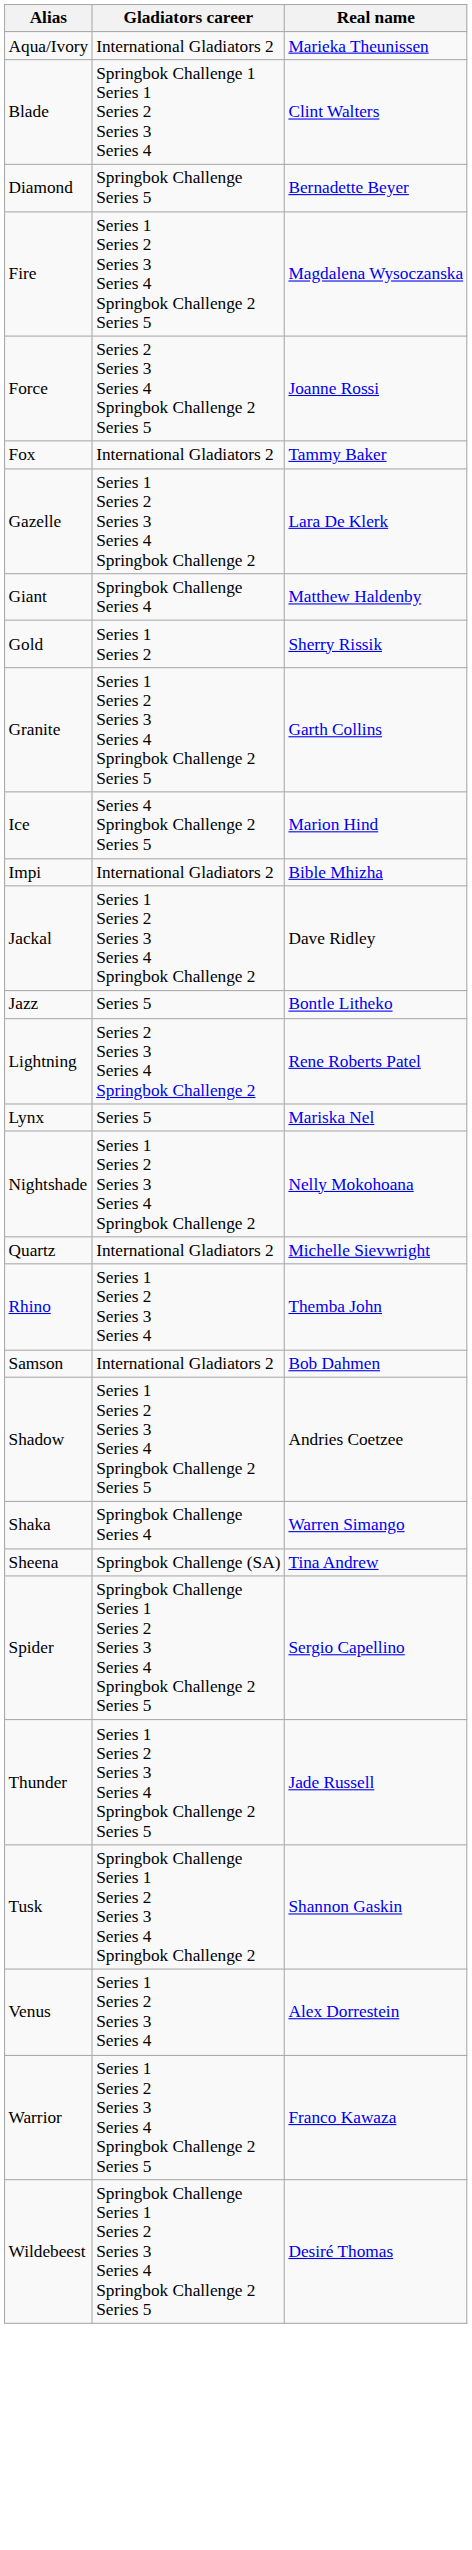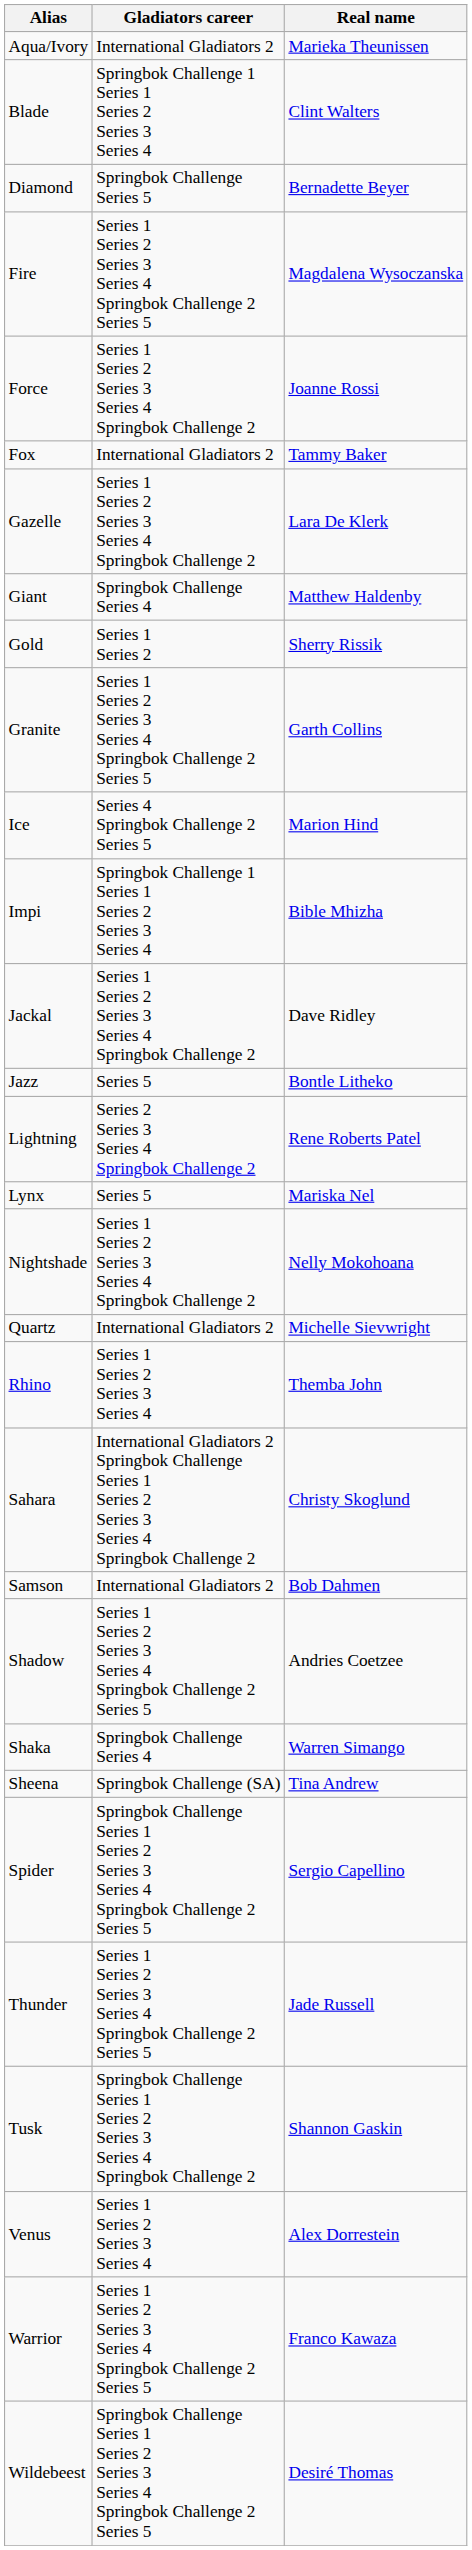(176, 388) Series 2 Series 3 Series 4 Springbok Challenge 2 Series 5 -> (176, 388) Series 1 Series 2 Series 3 Series 4 Springbok Challenge 2
(185, 871) International Gladiators 2 -> (176, 910) Springbok Challenge 1 Series 1 Series 2 Series 3 Series 4
+ row: (32, 1499)
